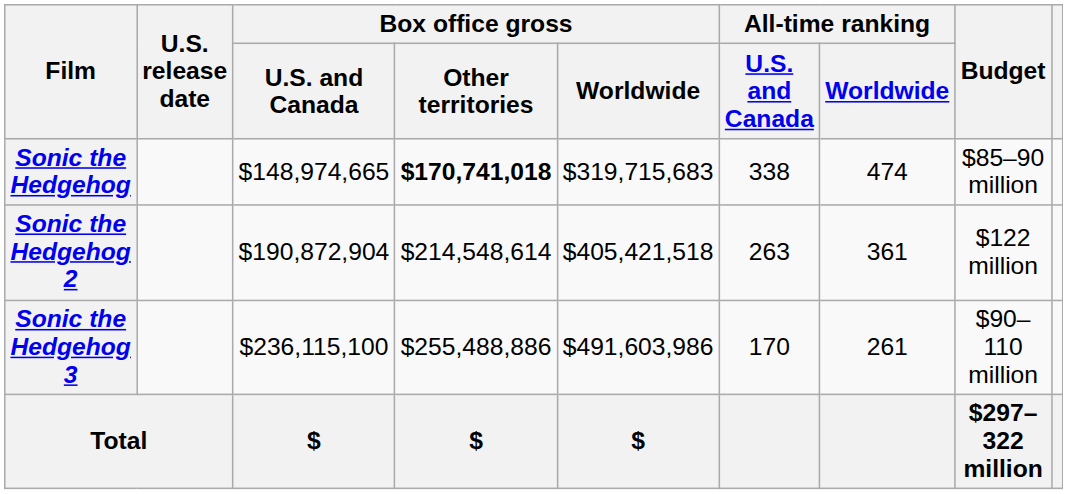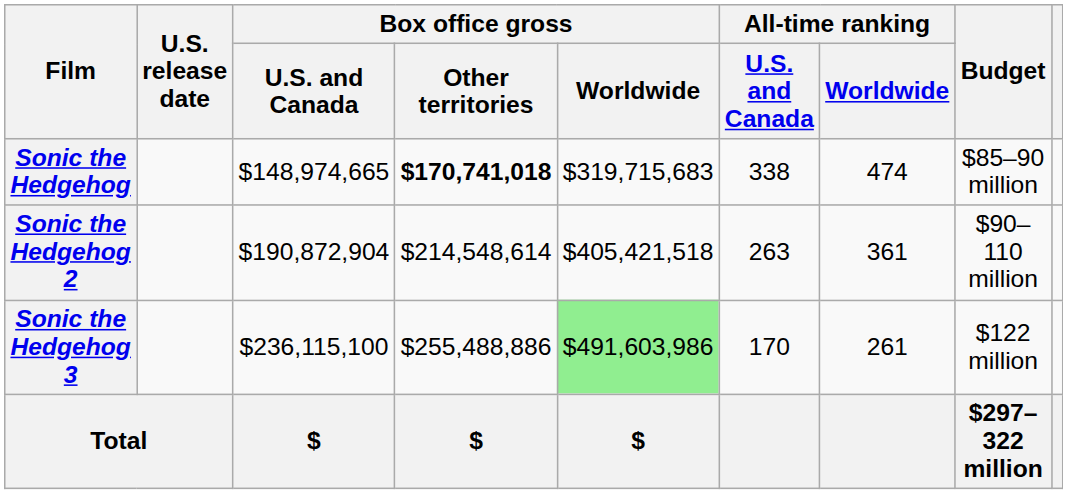(1003, 252) $122 million -> (1003, 252) $90–110 million
(638, 346) no background -> (638, 346) lightgreen background
(1003, 346) $90–110 million -> (1003, 346) $122 million
